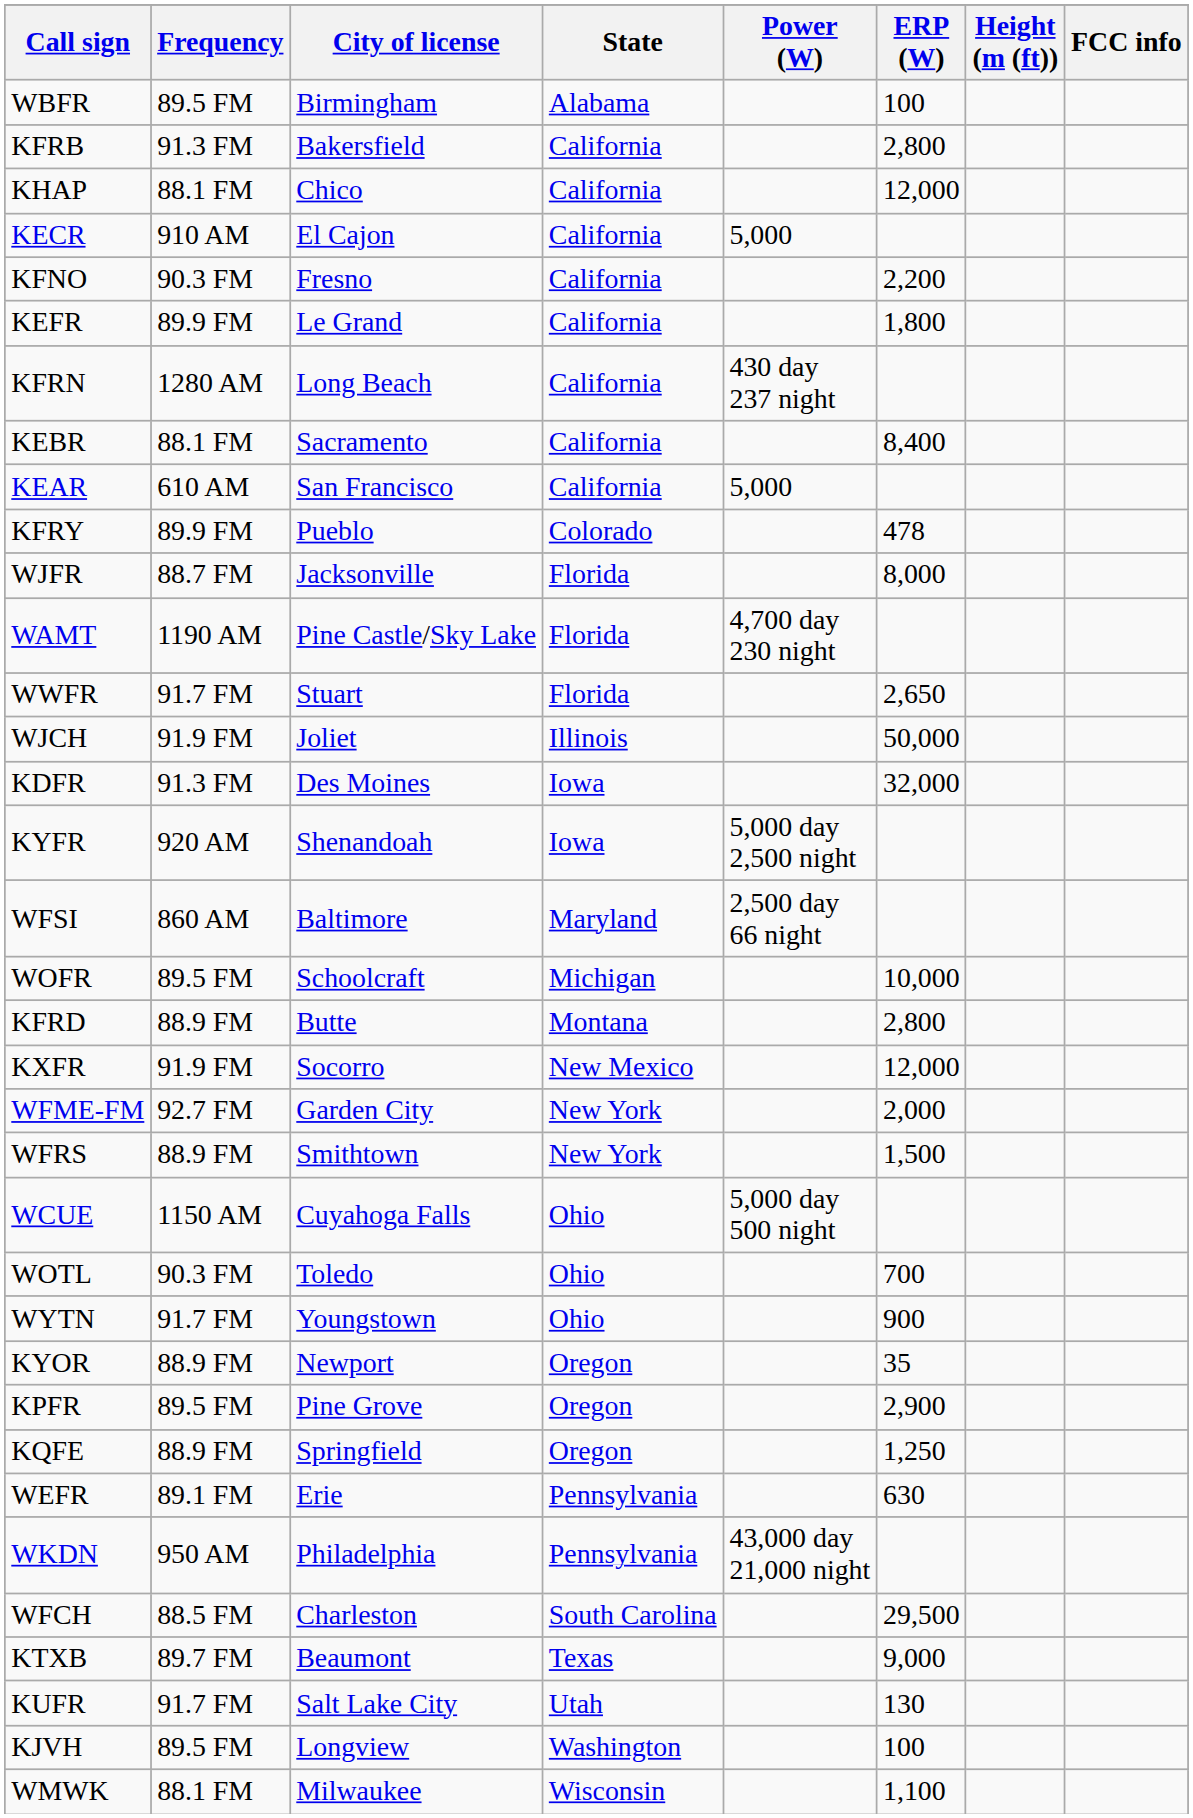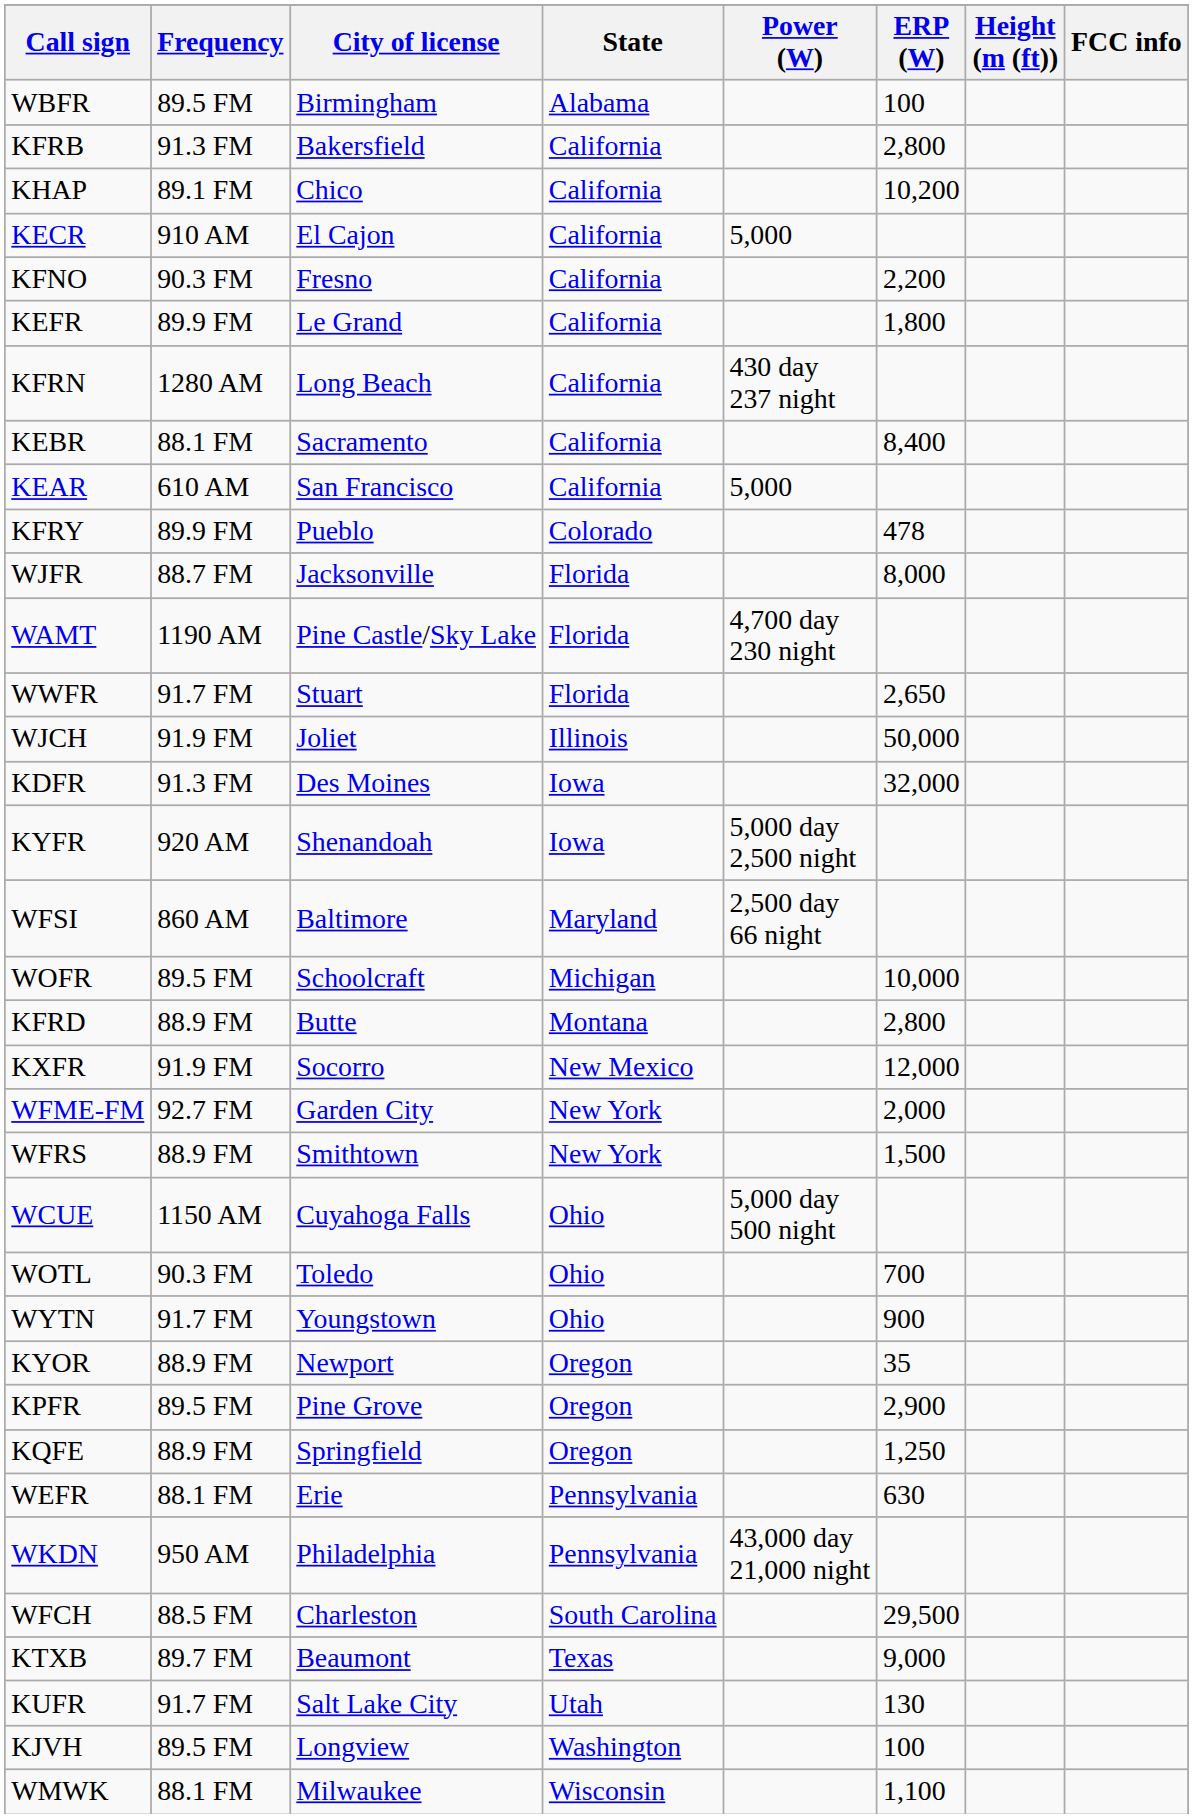(205, 190) 88.1 FM -> (205, 190) 89.1 FM
(921, 190) 12,000 -> (921, 190) 10,200
(205, 1494) 89.1 FM -> (205, 1494) 88.1 FM
